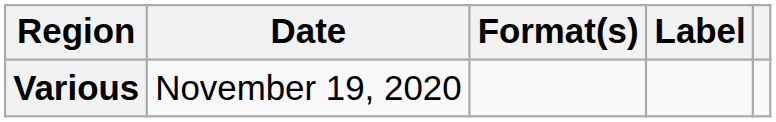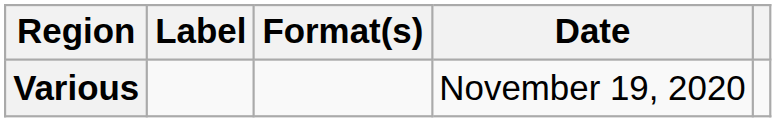columns swapped: (308, 32) <-> (700, 32)
